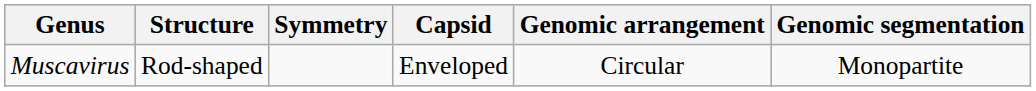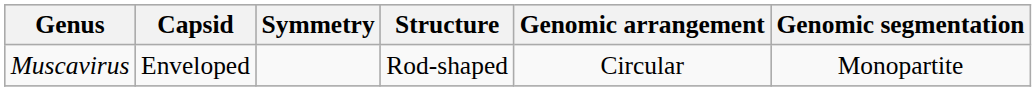columns swapped: (202, 24) <-> (453, 24)
